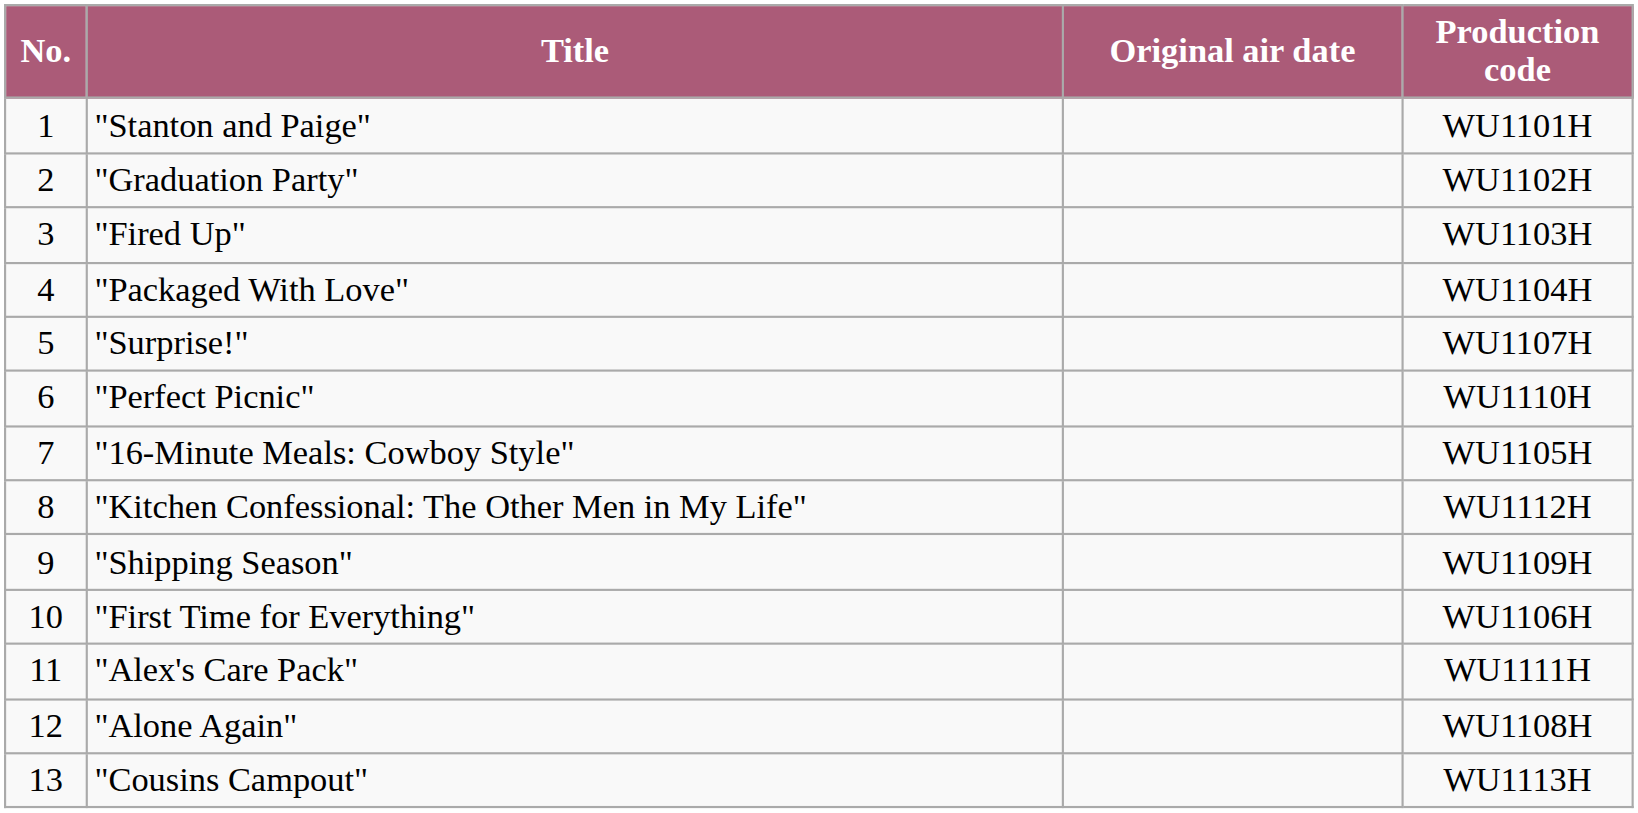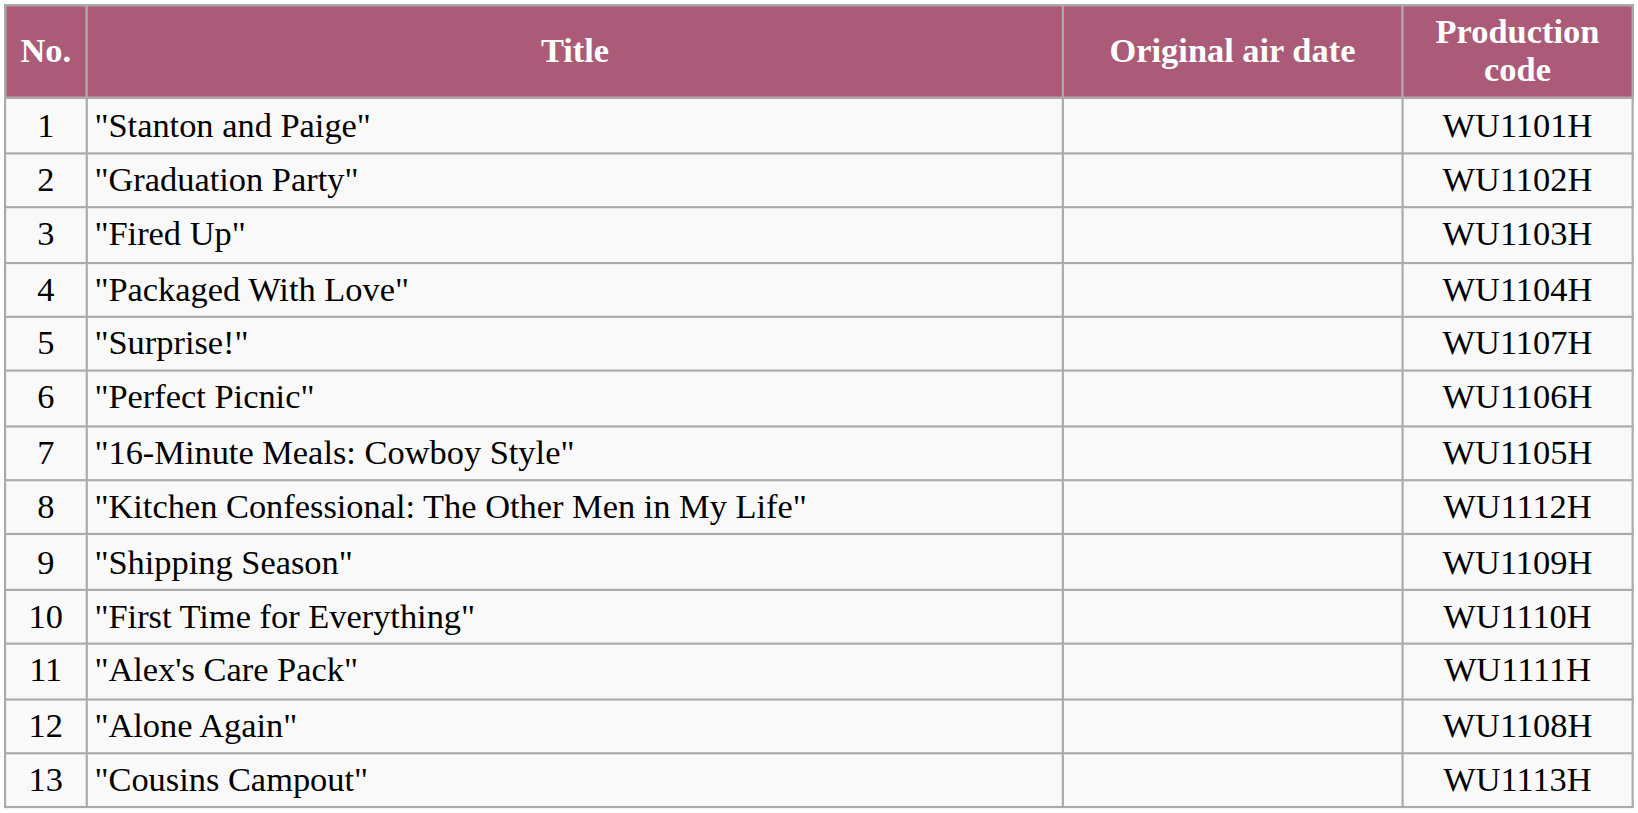(1517, 397) WU1110H -> (1517, 397) WU1106H
(1517, 616) WU1106H -> (1517, 616) WU1110H
